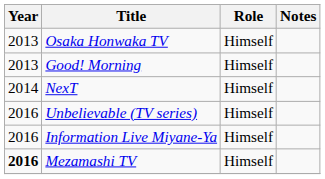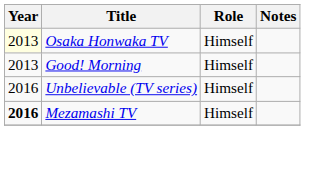(23, 40) no background -> (23, 40) lightyellow background
- row: (61, 88)
- row: (131, 137)
